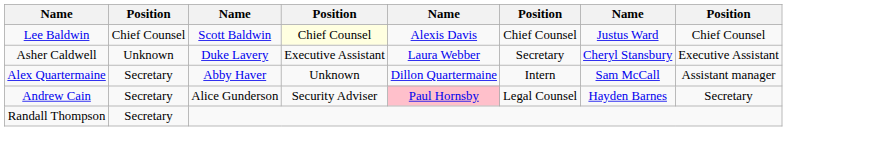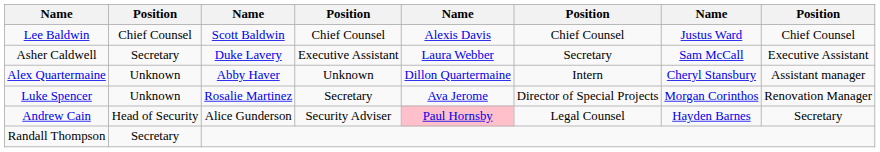(334, 34) lightyellow background -> (348, 34) no background
(148, 55) Unknown -> (155, 55) Secretary
(628, 55) Cheryl Stansbury -> (711, 55) Sam McCall
(148, 75) Secretary -> (155, 75) Unknown
(628, 75) Sam McCall -> (711, 75) Cheryl Stansbury
+ row: (57, 95)
(148, 95) Secretary -> (155, 116) Head of Security
